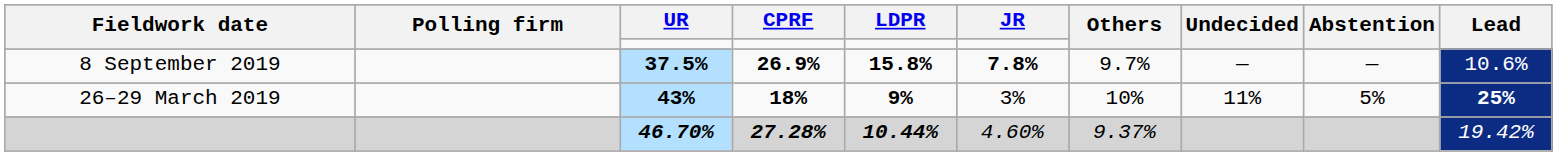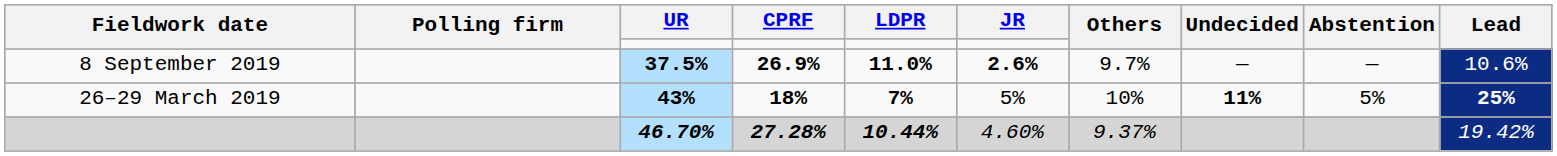(900, 66) 15.8% -> (900, 66) 11.0%
(1012, 66) 7.8% -> (1012, 66) 2.6%
(900, 100) 9% -> (900, 100) 7%
(1012, 100) 3% -> (1012, 100) 5%
(1242, 100) normal -> (1242, 100) bold
